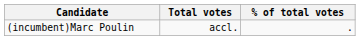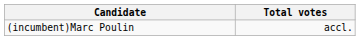- column: (298, 12)
